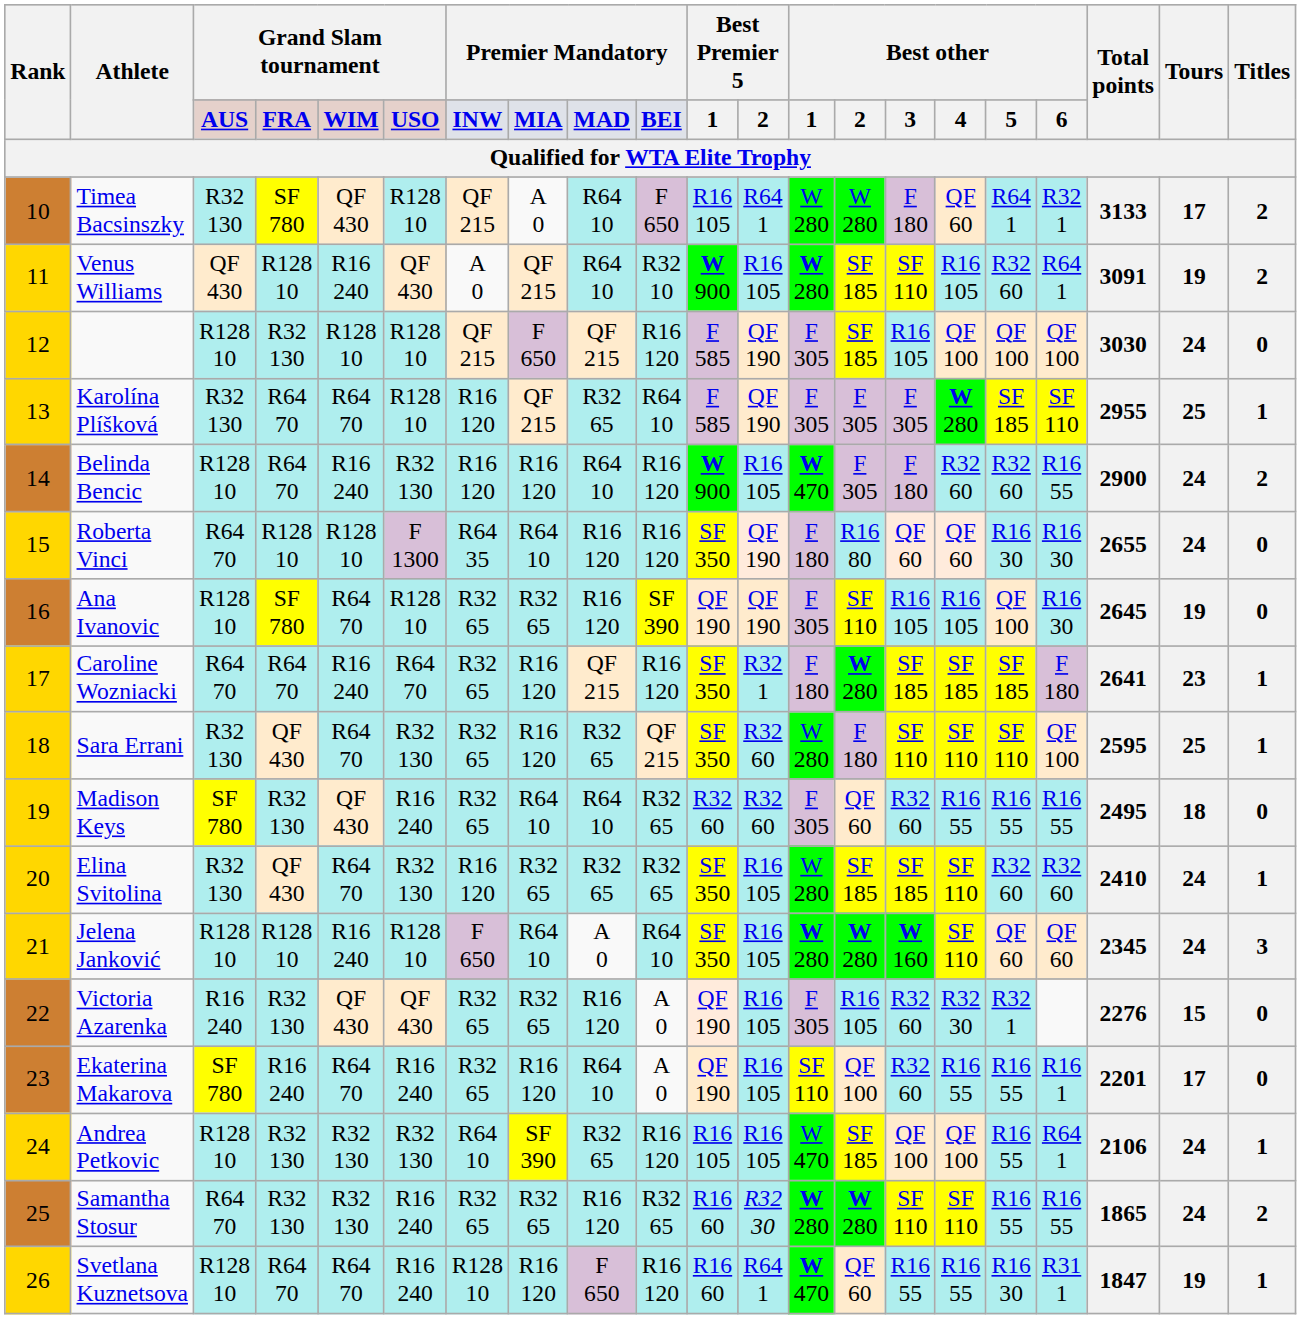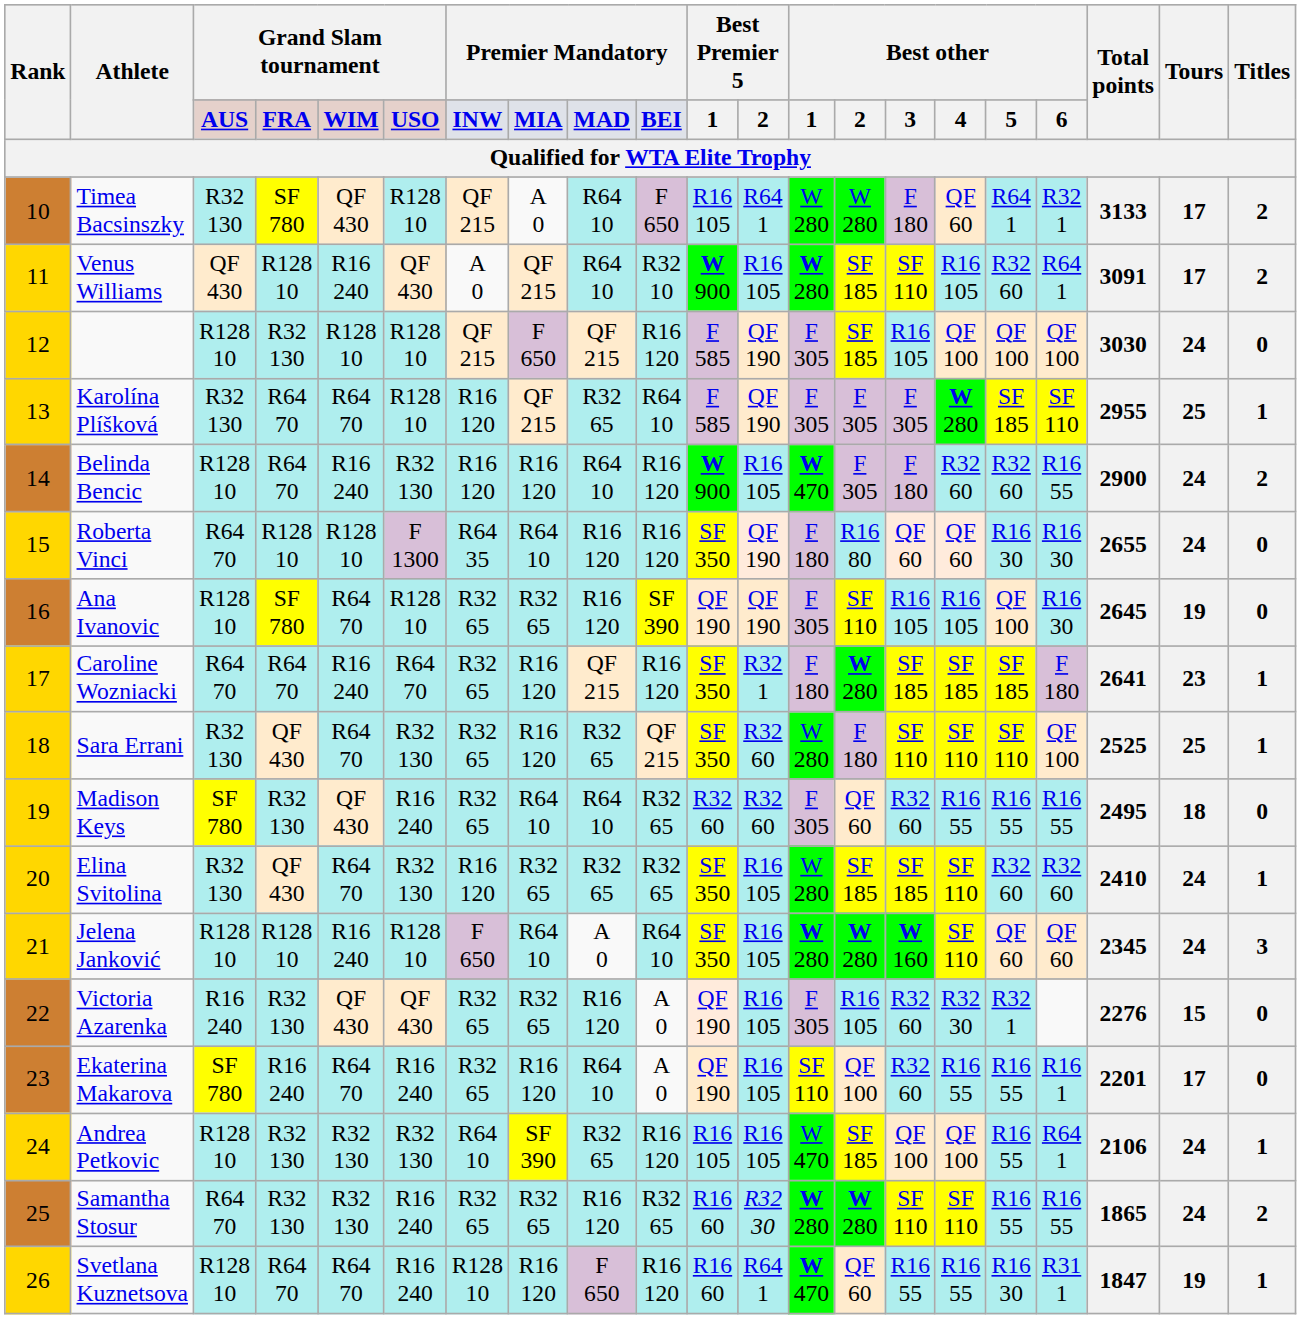(1194, 277) 19 -> (1194, 277) 17
(1123, 745) 2595 -> (1123, 745) 2525
